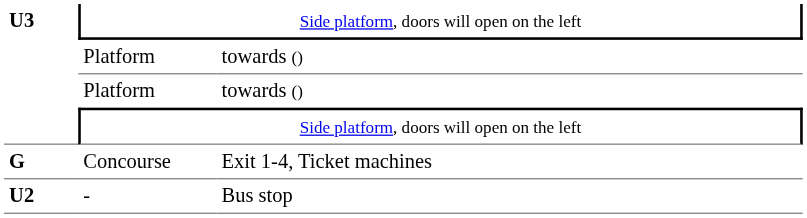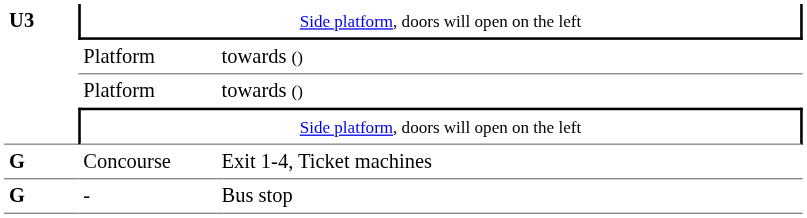(22, 195) U2 -> (17, 195) G
